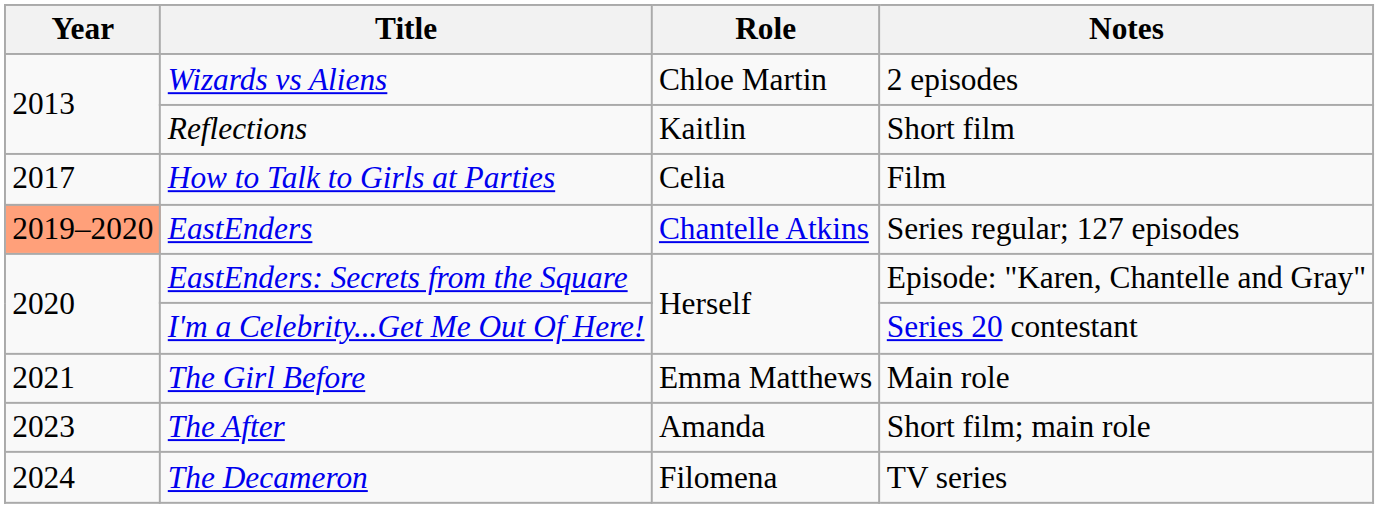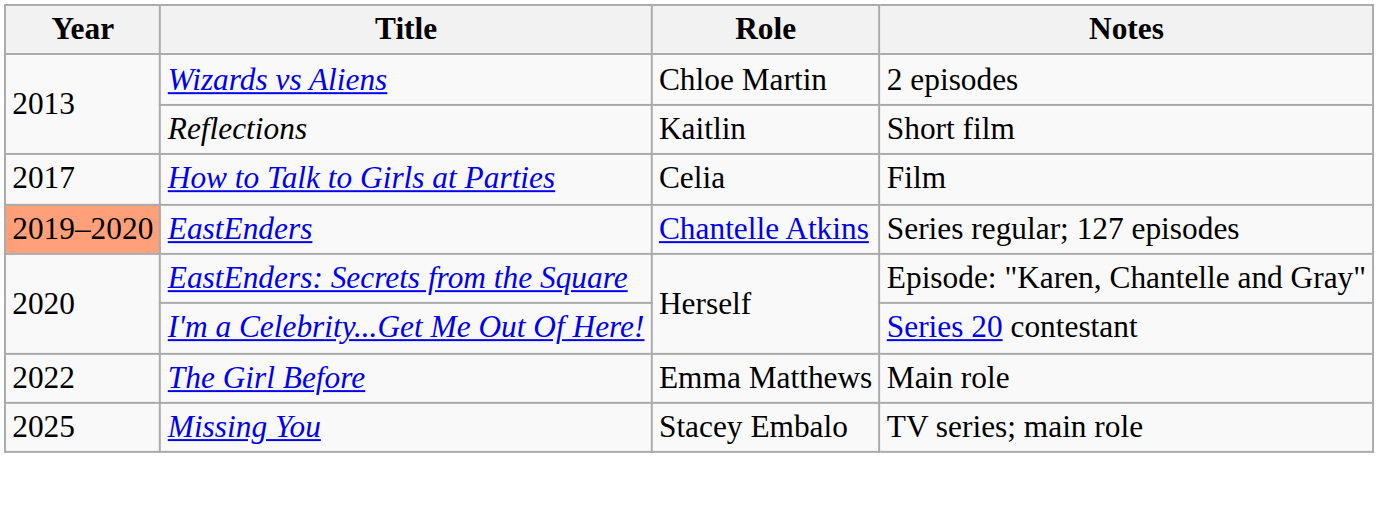(44, 377) 2021 -> (44, 377) 2022
- row: (226, 427)
- row: (268, 476)
+ row: (244, 427)
